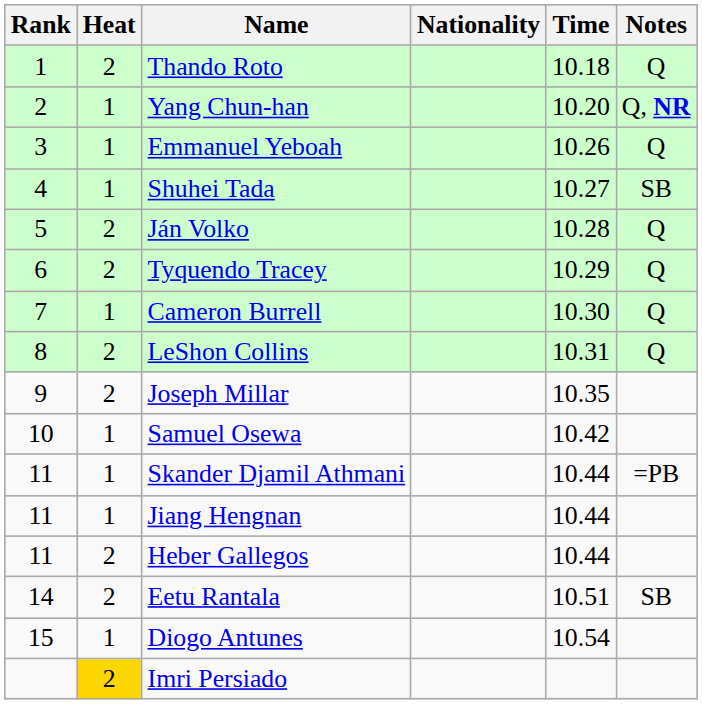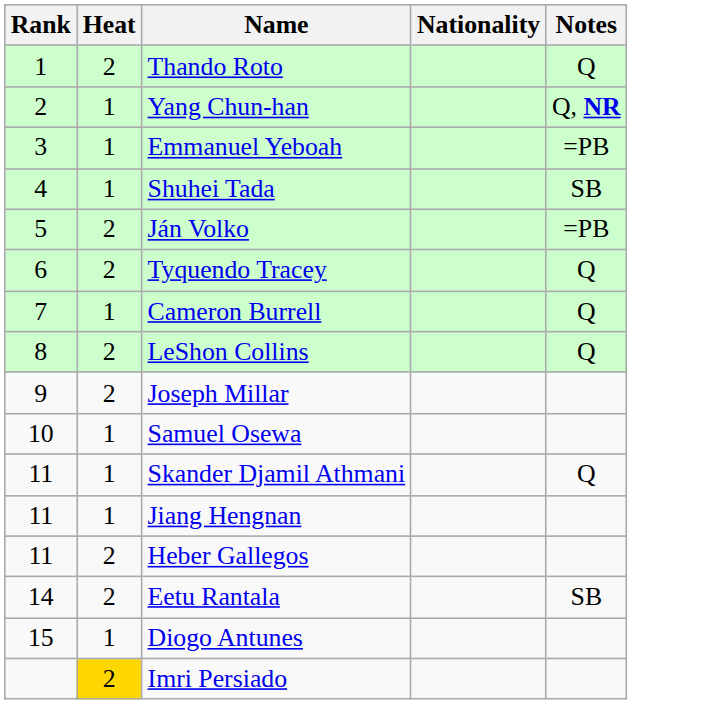- column: (581, 24)
(656, 147) Q -> (586, 147) =PB
(656, 229) Q -> (586, 229) =PB
(656, 474) =PB -> (586, 474) Q
